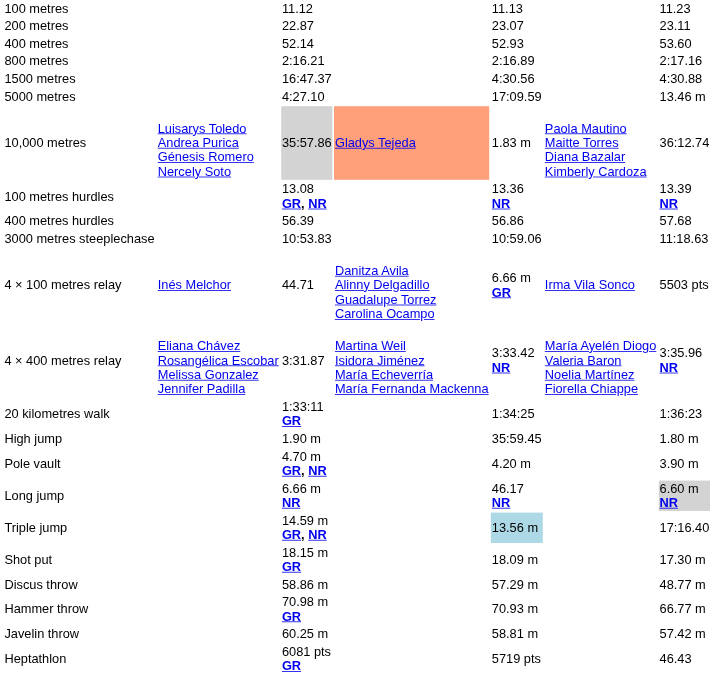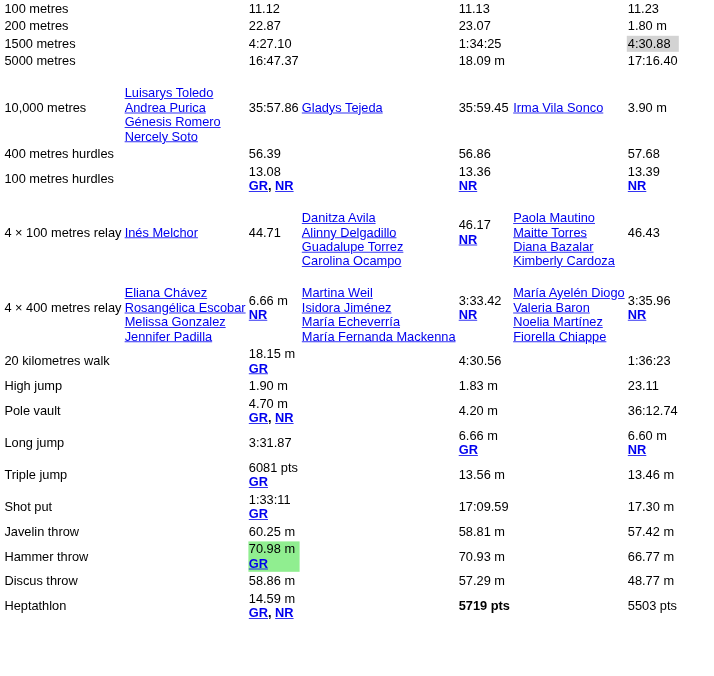(675, 26) 23.11 -> (647, 26) 1.80 m
- row: (36, 43)
- row: (36, 61)
(307, 79) 16:47.37 -> (270, 43) 4:27.10
(513, 79) 4:30.56 -> (480, 43) 1:34:25
(681, 79) no background -> (649, 43) lightgrey background
(303, 96) 4:27.10 -> (274, 61) 16:47.37
(517, 96) 17:09.59 -> (482, 61) 18.09 m
(683, 96) 13.46 m -> (653, 61) 17:16.40
(307, 143) lightgrey background -> (274, 107) no background
(375, 143) lightsalmon background -> (342, 107) no background
(511, 143) 1.83 m -> (484, 107) 35:59.45
(596, 150) Paola Mautino Maitte Torres Diana Bazalar Kimberly Cardoza -> (558, 107) Irma Vila Sonco
(684, 143) 36:12.74 -> (647, 107) 3.90 m
rows swapped: (59, 196) <-> (59, 221)
- row: (79, 239)
(511, 285) 6.66 m GR -> (475, 232) 46.17 NR
(590, 285) Irma Vila Sonco -> (564, 239) Paola Mautino Maitte Torres Diana Bazalar Kimberly Cardoza
(684, 285) 5503 pts -> (644, 232) 46.43
(303, 360) 3:31.87 -> (268, 307) 6.66 m NR
(303, 414) 1:33:11 GR -> (272, 361) 18.15 m GR
(513, 414) 1:34:25 -> (480, 361) 4:30.56
(517, 439) 35:59.45 -> (478, 386) 1.83 m
(679, 439) 1.80 m -> (643, 386) 23.11
(679, 463) 3.90 m -> (653, 411) 36:12.74
(301, 495) 6.66 m NR -> (270, 443) 3:31.87
(508, 495) 46.17 NR -> (478, 443) 6.66 m GR
(679, 495) lightgrey background -> (647, 443) no background
(305, 527) 14.59 m GR, NR -> (273, 475) 6081 pts GR
(515, 527) lightblue background -> (482, 475) no background
(684, 527) 17:16.40 -> (651, 475) 13.46 m
(305, 559) 18.15 m GR -> (270, 507) 1:33:11 GR
(515, 559) 18.09 m -> (484, 507) 17:09.59
rows swapped: (41, 584) <-> (42, 634)
(305, 609) no background -> (272, 556) lightgreen background
(306, 659) 6081 pts GR -> (272, 606) 14.59 m GR, NR
(516, 659) normal -> (484, 606) bold
(676, 659) 46.43 -> (652, 606) 5503 pts
